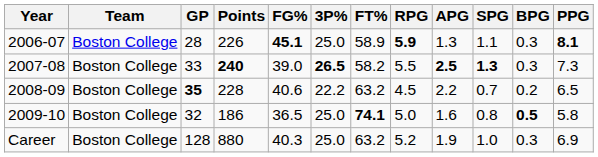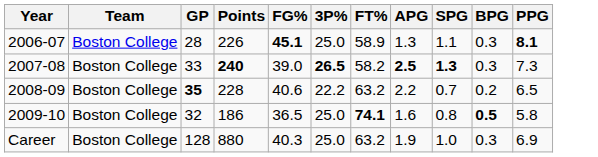- column: (411, 16)
